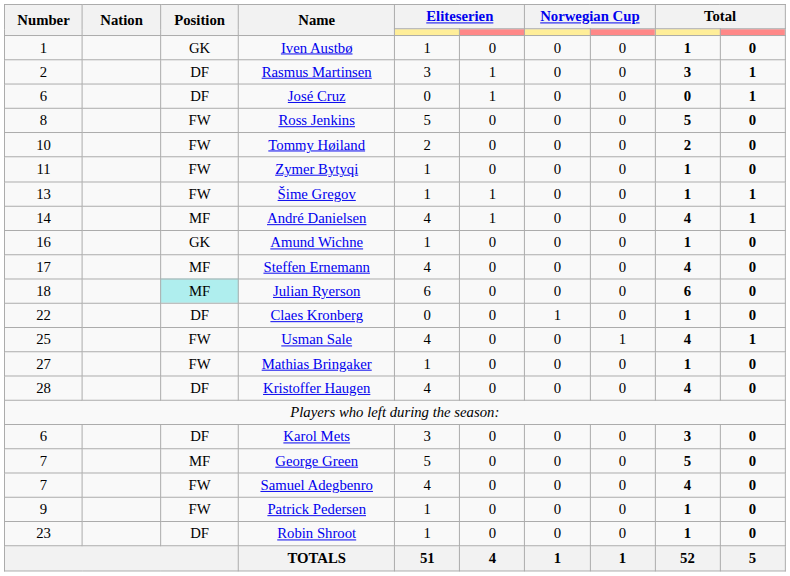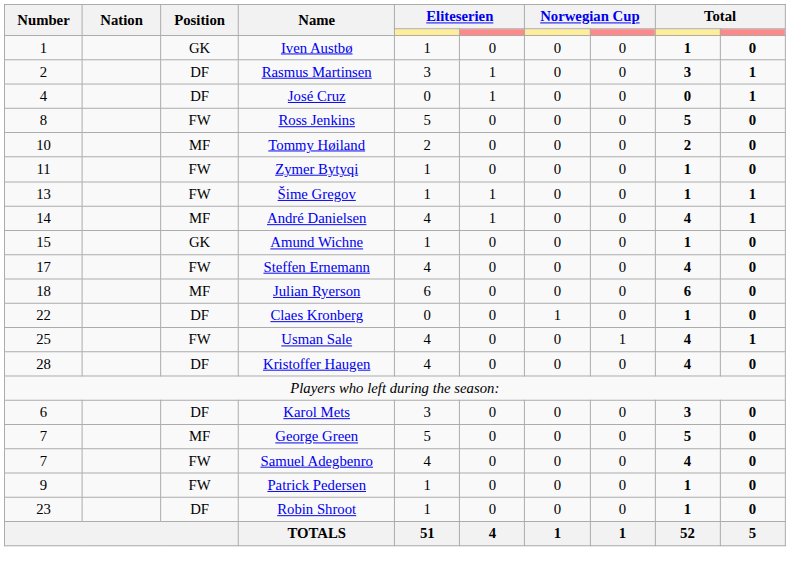(44, 96) 6 -> (44, 96) 4
(200, 145) FW -> (200, 145) MF
(44, 242) 16 -> (44, 242) 15
(200, 266) MF -> (200, 266) FW
(200, 291) paleturquoise background -> (200, 291) no background
- row: (317, 364)
